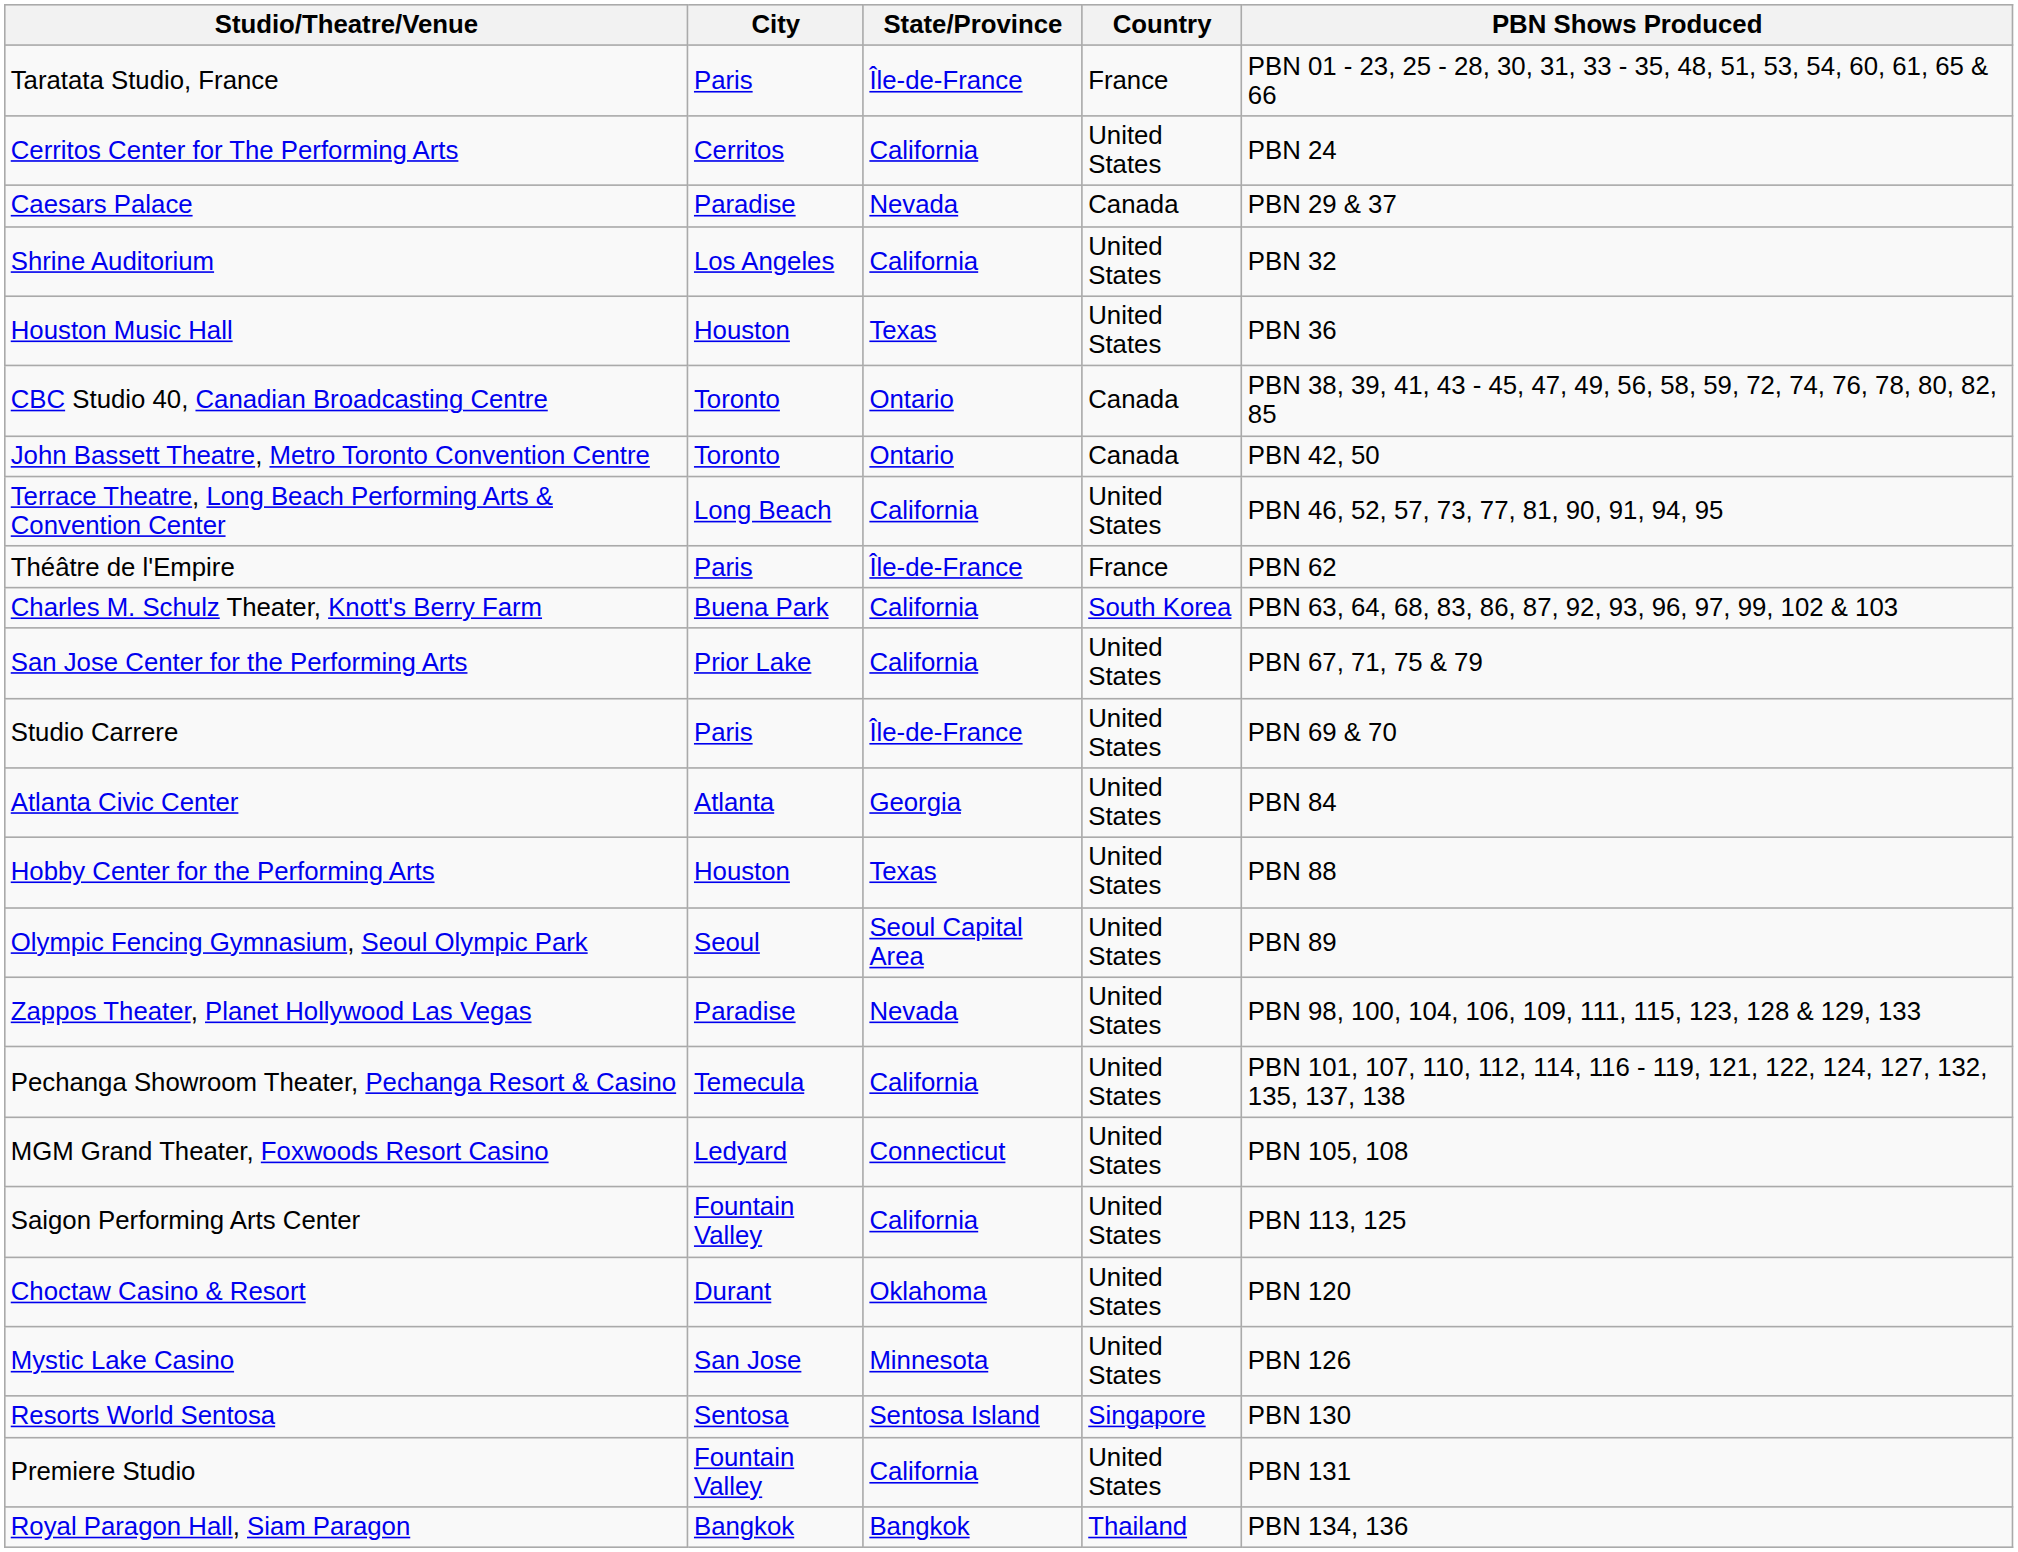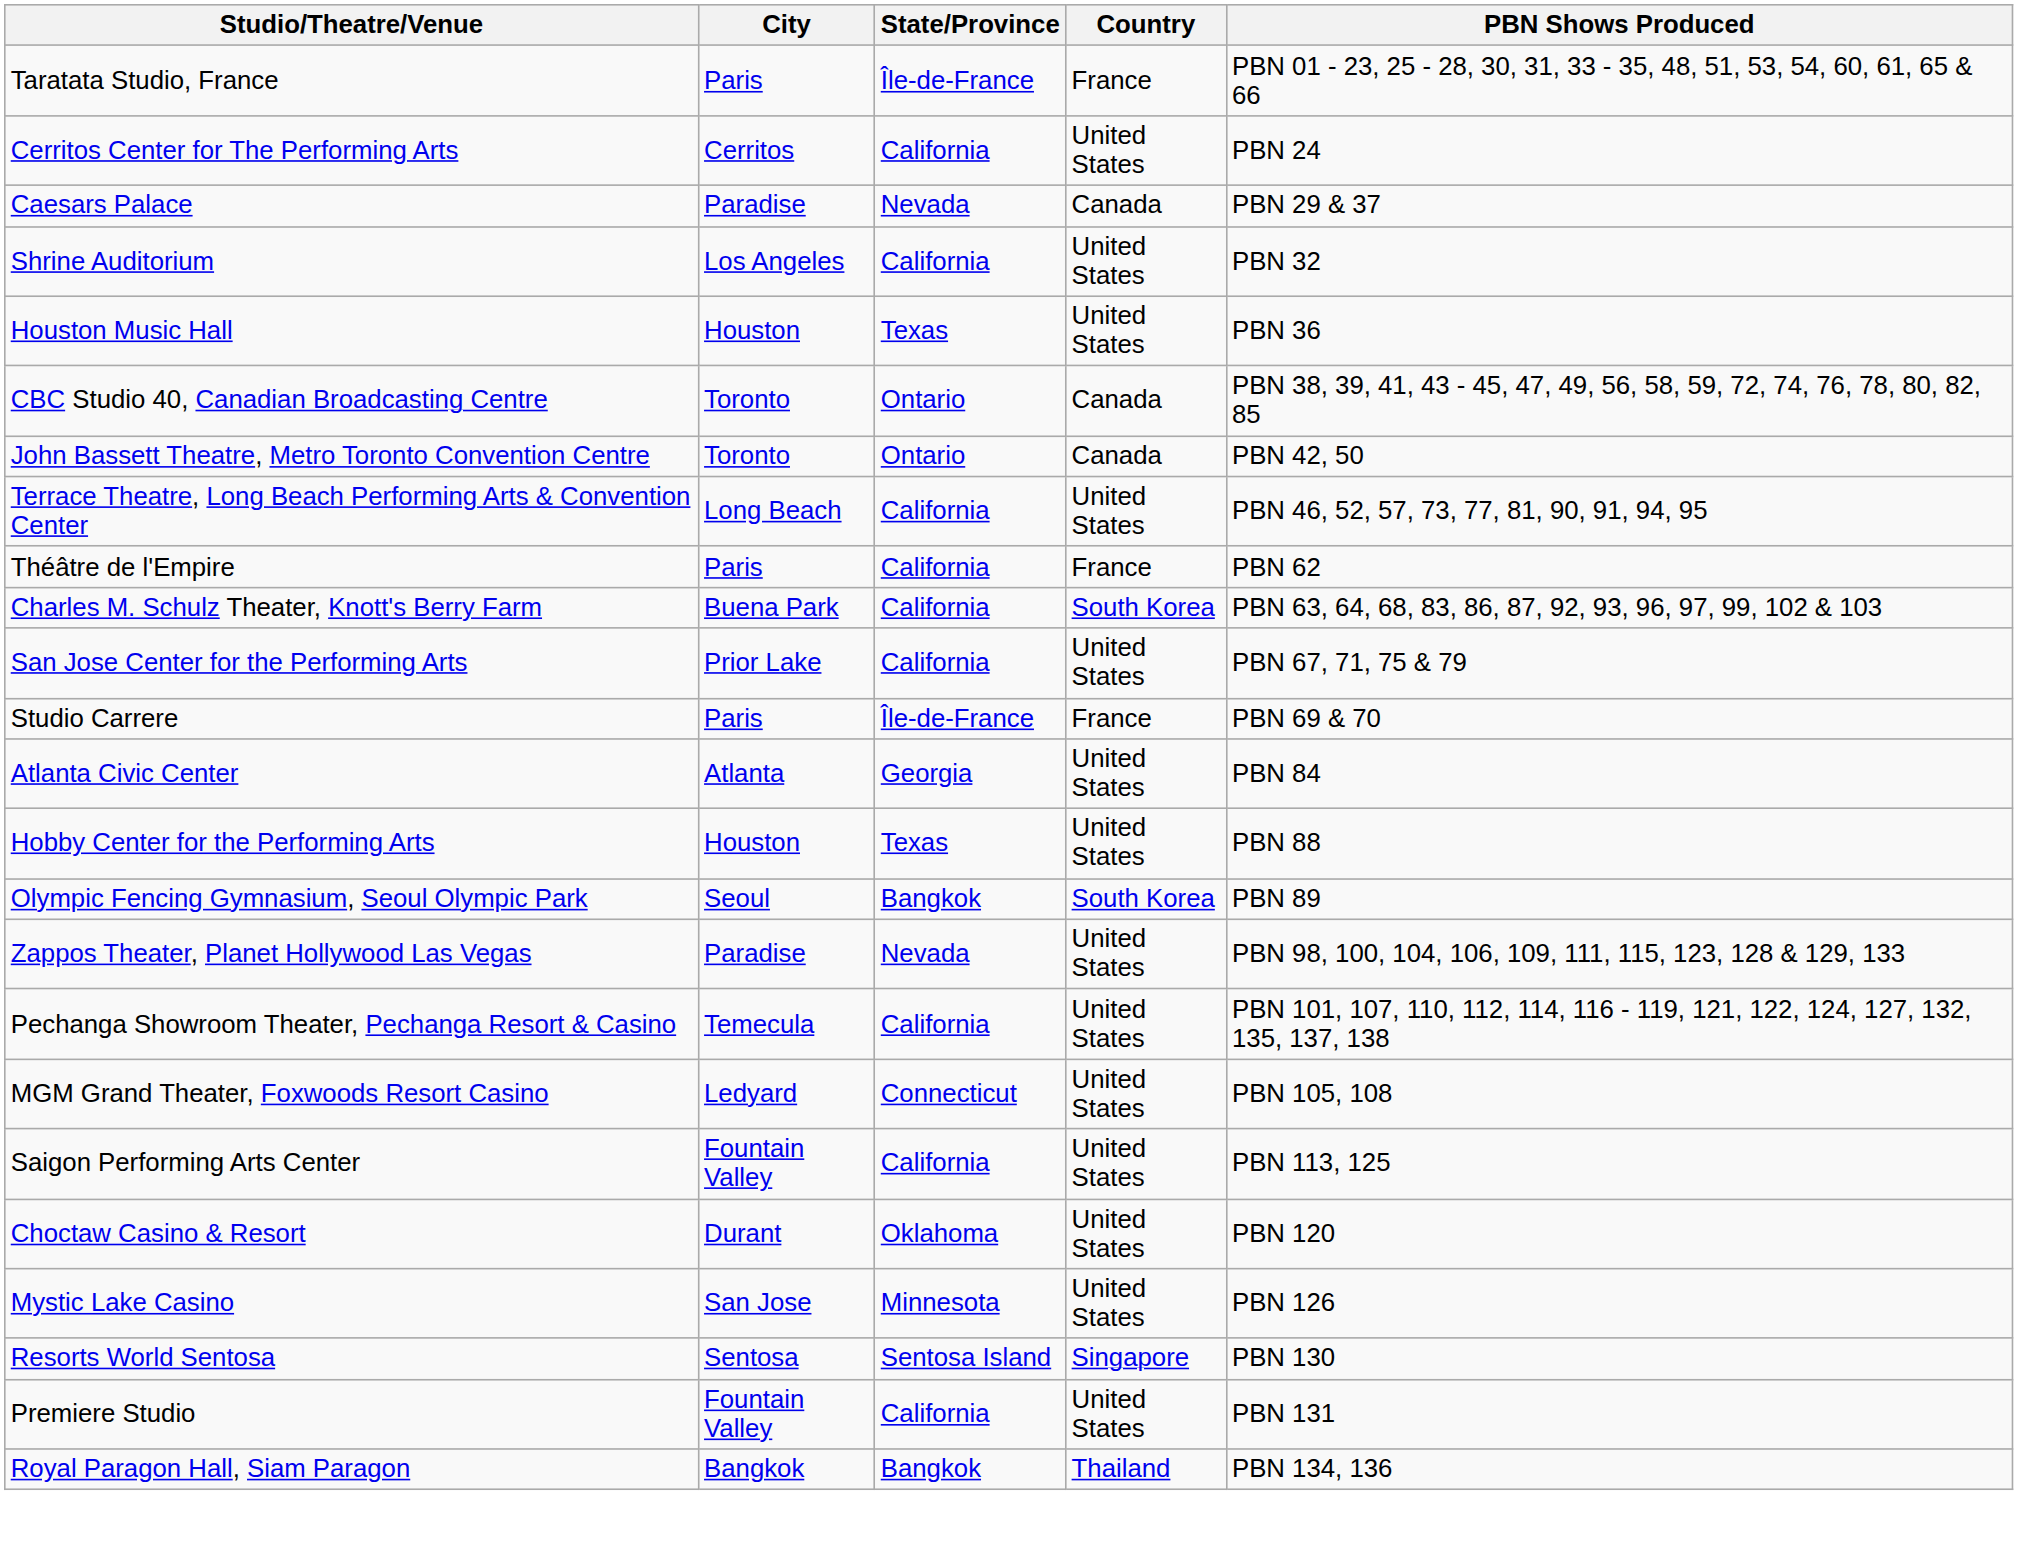(946, 566) Île-de-France -> (935, 566) California
(1125, 732) United States -> (1112, 718) France
(946, 942) Seoul Capital Area -> (931, 898) Bangkok
(1125, 942) United States -> (1143, 898) South Korea
